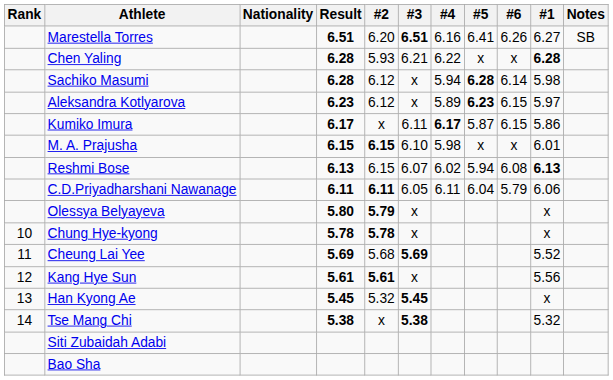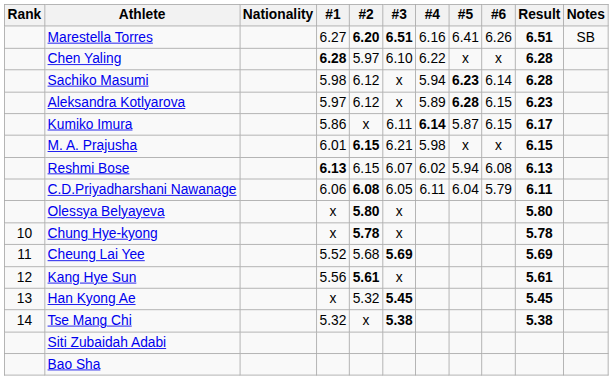columns swapped: (547, 15) <-> (341, 15)
(381, 37) normal -> (366, 37) bold
(381, 59) 5.93 -> (366, 59) 5.97
(414, 59) 6.21 -> (399, 59) 6.10
(481, 80) 6.28 -> (465, 80) 6.23
(481, 102) 6.23 -> (465, 102) 6.28
(448, 124) 6.17 -> (432, 124) 6.14
(414, 146) 6.10 -> (399, 146) 6.21
(381, 189) 6.11 -> (366, 189) 6.08
(381, 211) 5.79 -> (366, 211) 5.80
